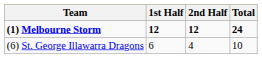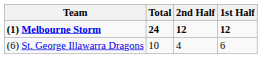columns swapped: (166, 12) <-> (243, 12)
